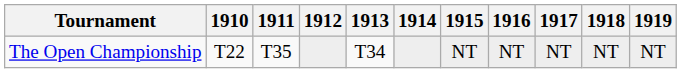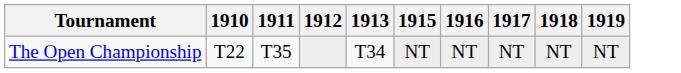- column: (417, 20)
